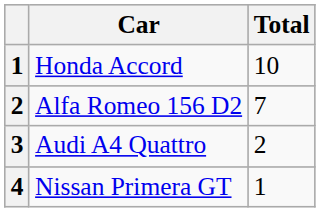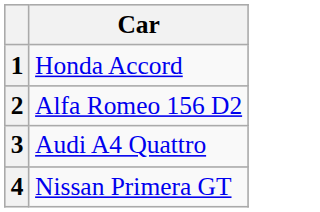- column: (282, 24)
